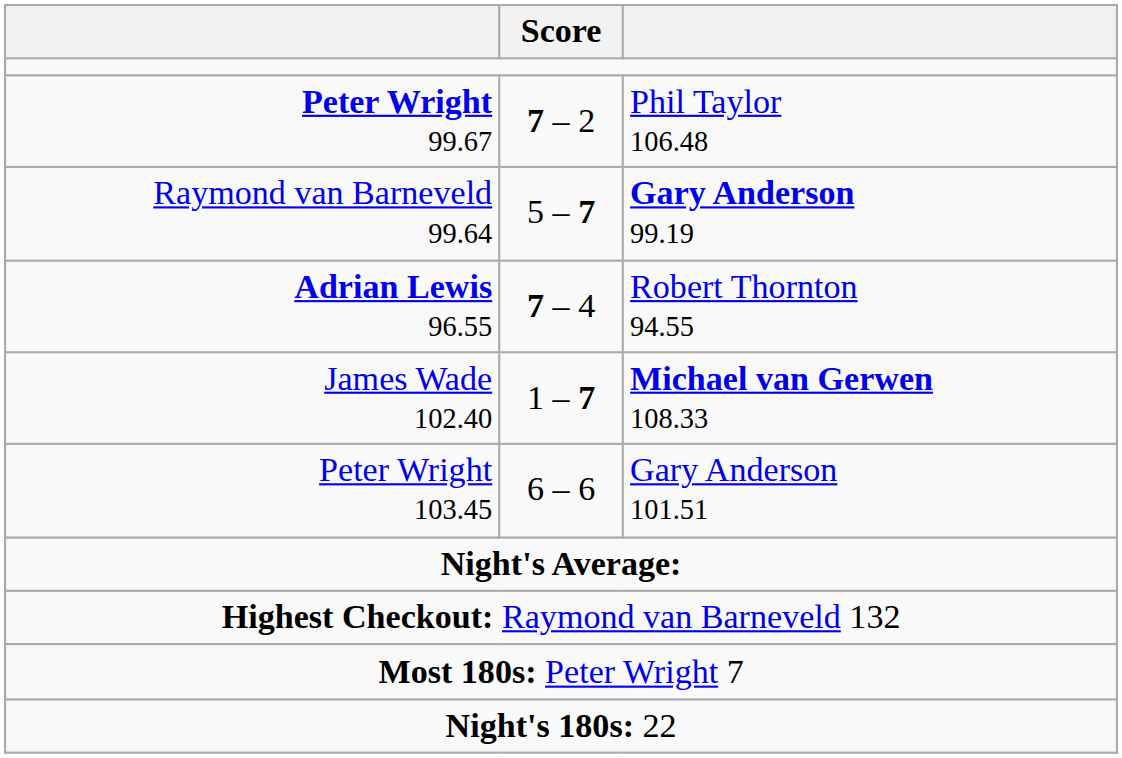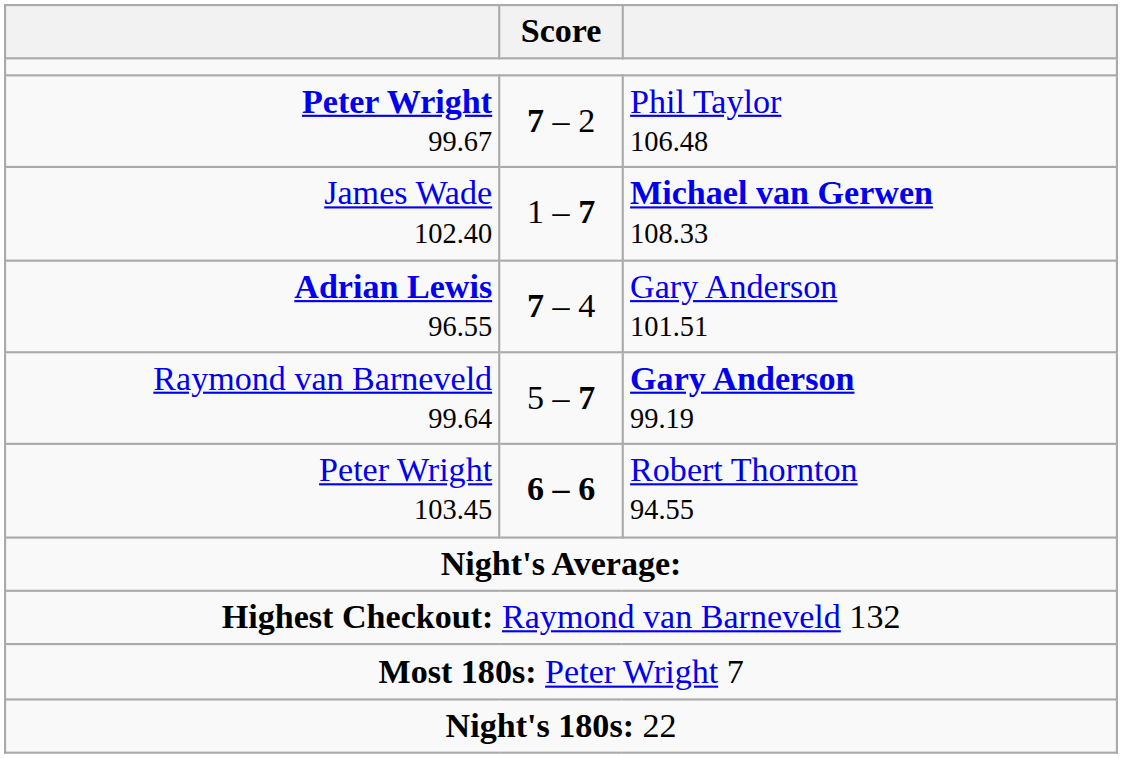rows swapped: (323, 212) <-> (408, 397)
(744, 305) Robert Thornton 94.55 -> (734, 305) Gary Anderson 101.51
(561, 490) normal -> (561, 490) bold
(734, 490) Gary Anderson 101.51 -> (744, 490) Robert Thornton 94.55
